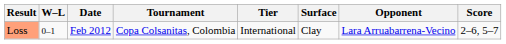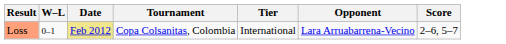- column: (319, 13)
(90, 30) no background -> (90, 30) khaki background
